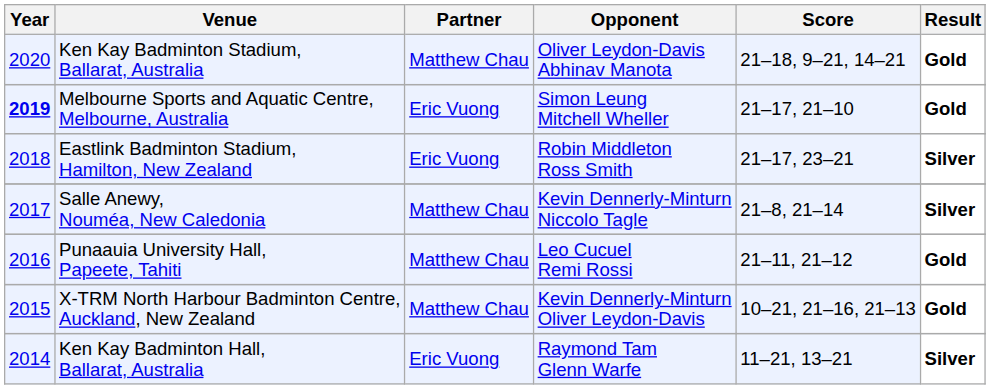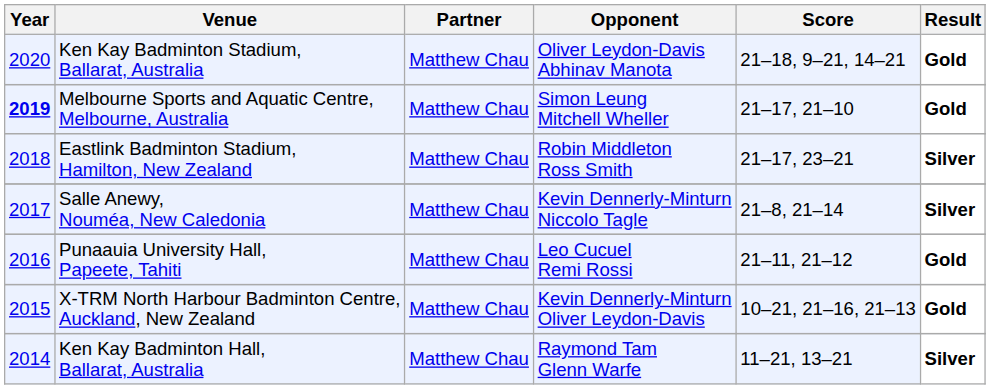(454, 109) Eric Vuong -> (469, 109) Matthew Chau
(454, 159) Eric Vuong -> (469, 159) Matthew Chau
(454, 359) Eric Vuong -> (469, 359) Matthew Chau
